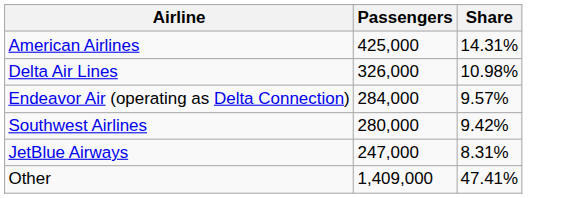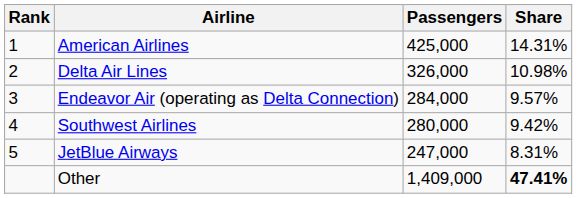+ column: (29, 17)
(489, 179) normal -> (539, 179) bold
